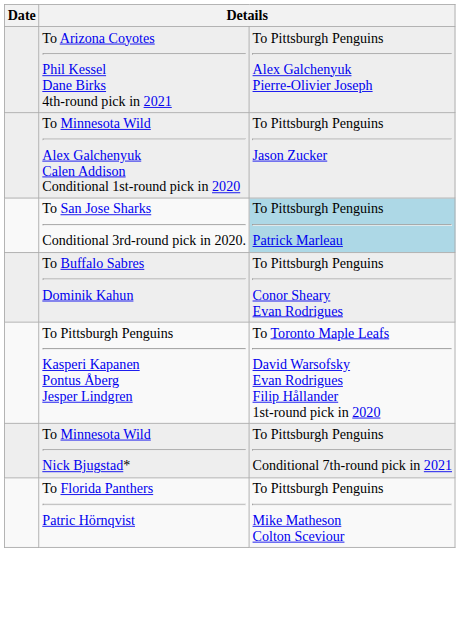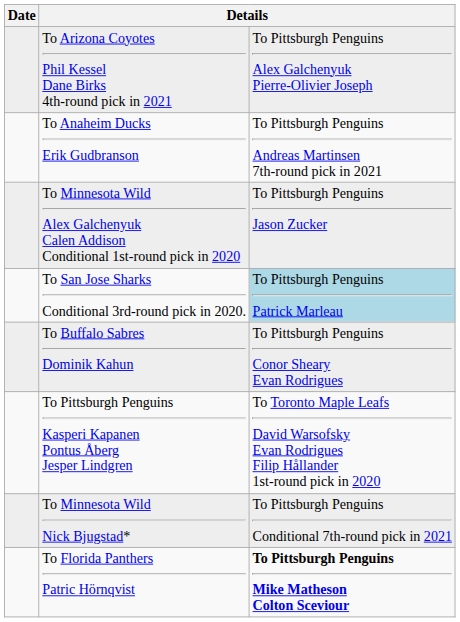+ row: (144, 139)
(352, 512) normal -> (352, 582) bold
